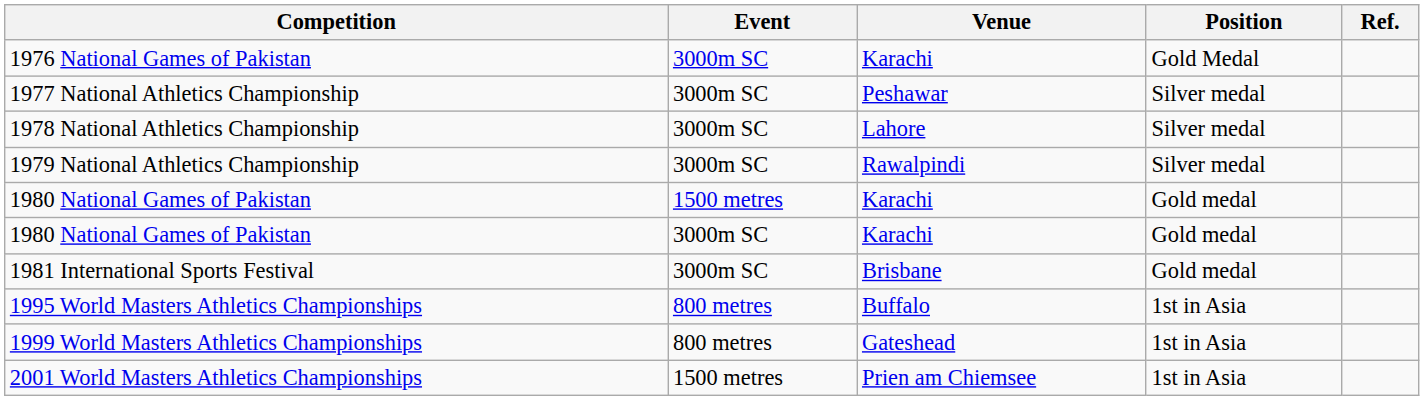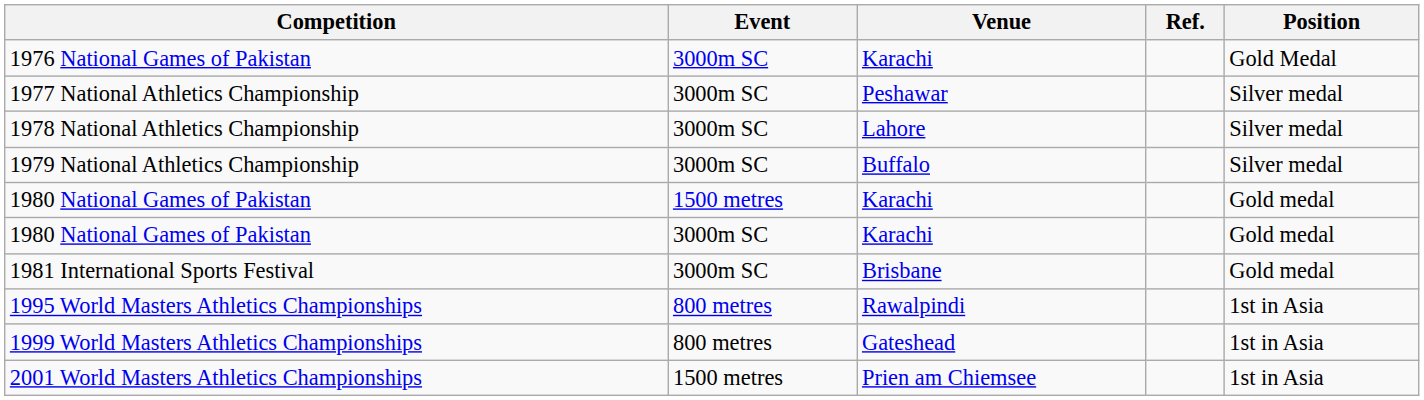columns swapped: (1244, 22) <-> (1380, 22)
(914, 164) Rawalpindi -> (896, 164) Buffalo
(896, 306) Buffalo -> (914, 306) Rawalpindi
